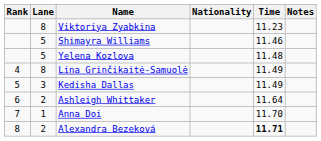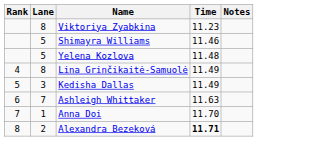- column: (222, 12)
(43, 99) 2 -> (43, 99) 7
(269, 99) 11.64 -> (206, 99) 11.63
